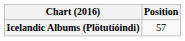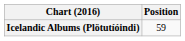(161, 28) 57 -> (161, 28) 59
